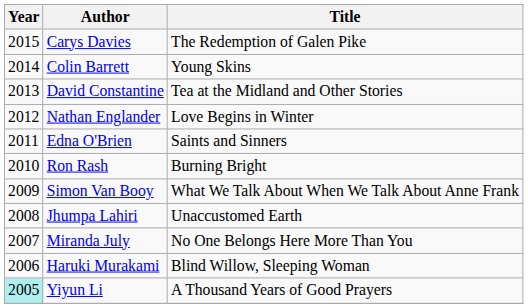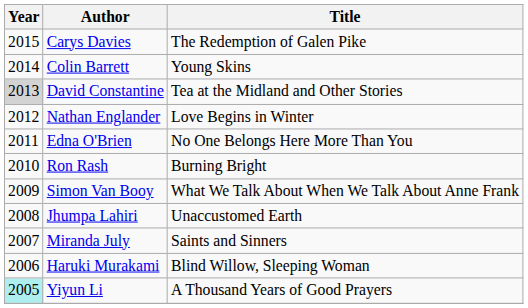(24, 91) no background -> (24, 91) lightgrey background
(229, 141) Saints and Sinners -> (292, 141) No One Belongs Here More Than You
(292, 240) No One Belongs Here More Than You -> (229, 240) Saints and Sinners
